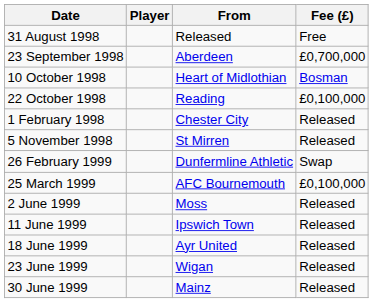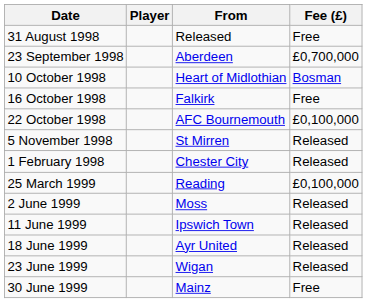+ row: (57, 99)
(200, 99) Reading -> (230, 120) AFC Bournemouth
rows swapped: (60, 141) <-> (56, 120)
- row: (60, 162)
(230, 183) AFC Bournemouth -> (200, 183) Reading
(327, 287) Released -> (306, 287) Free
